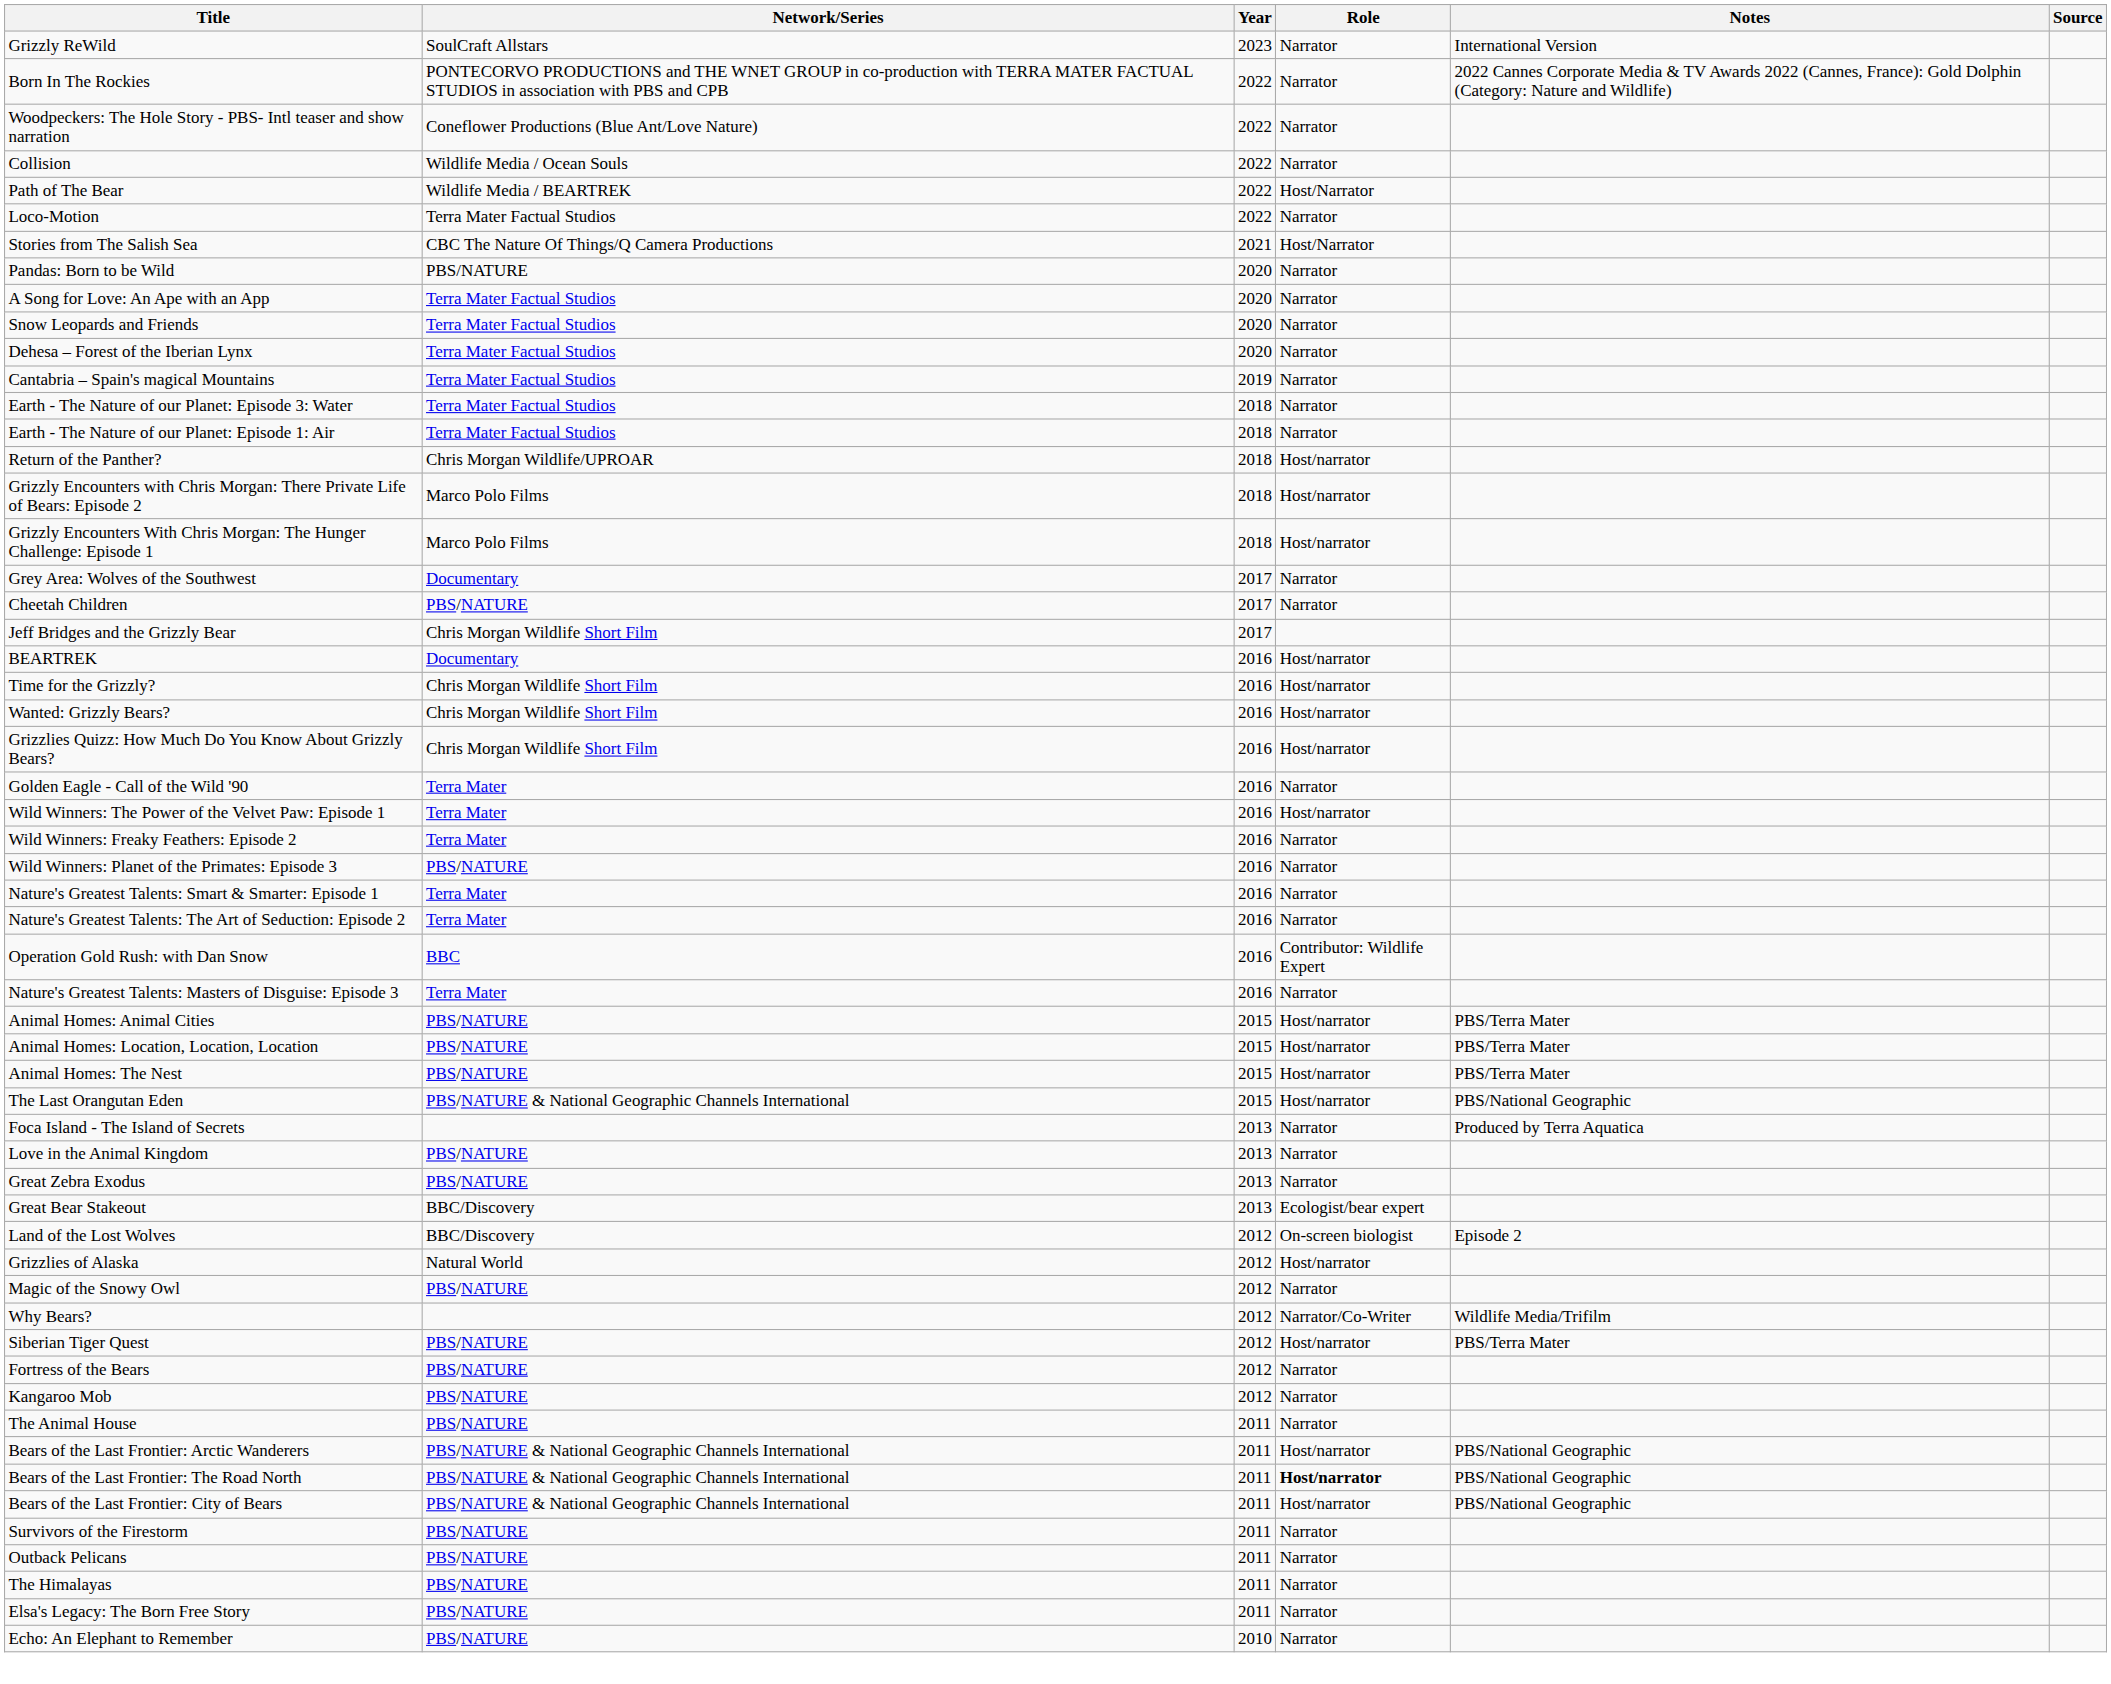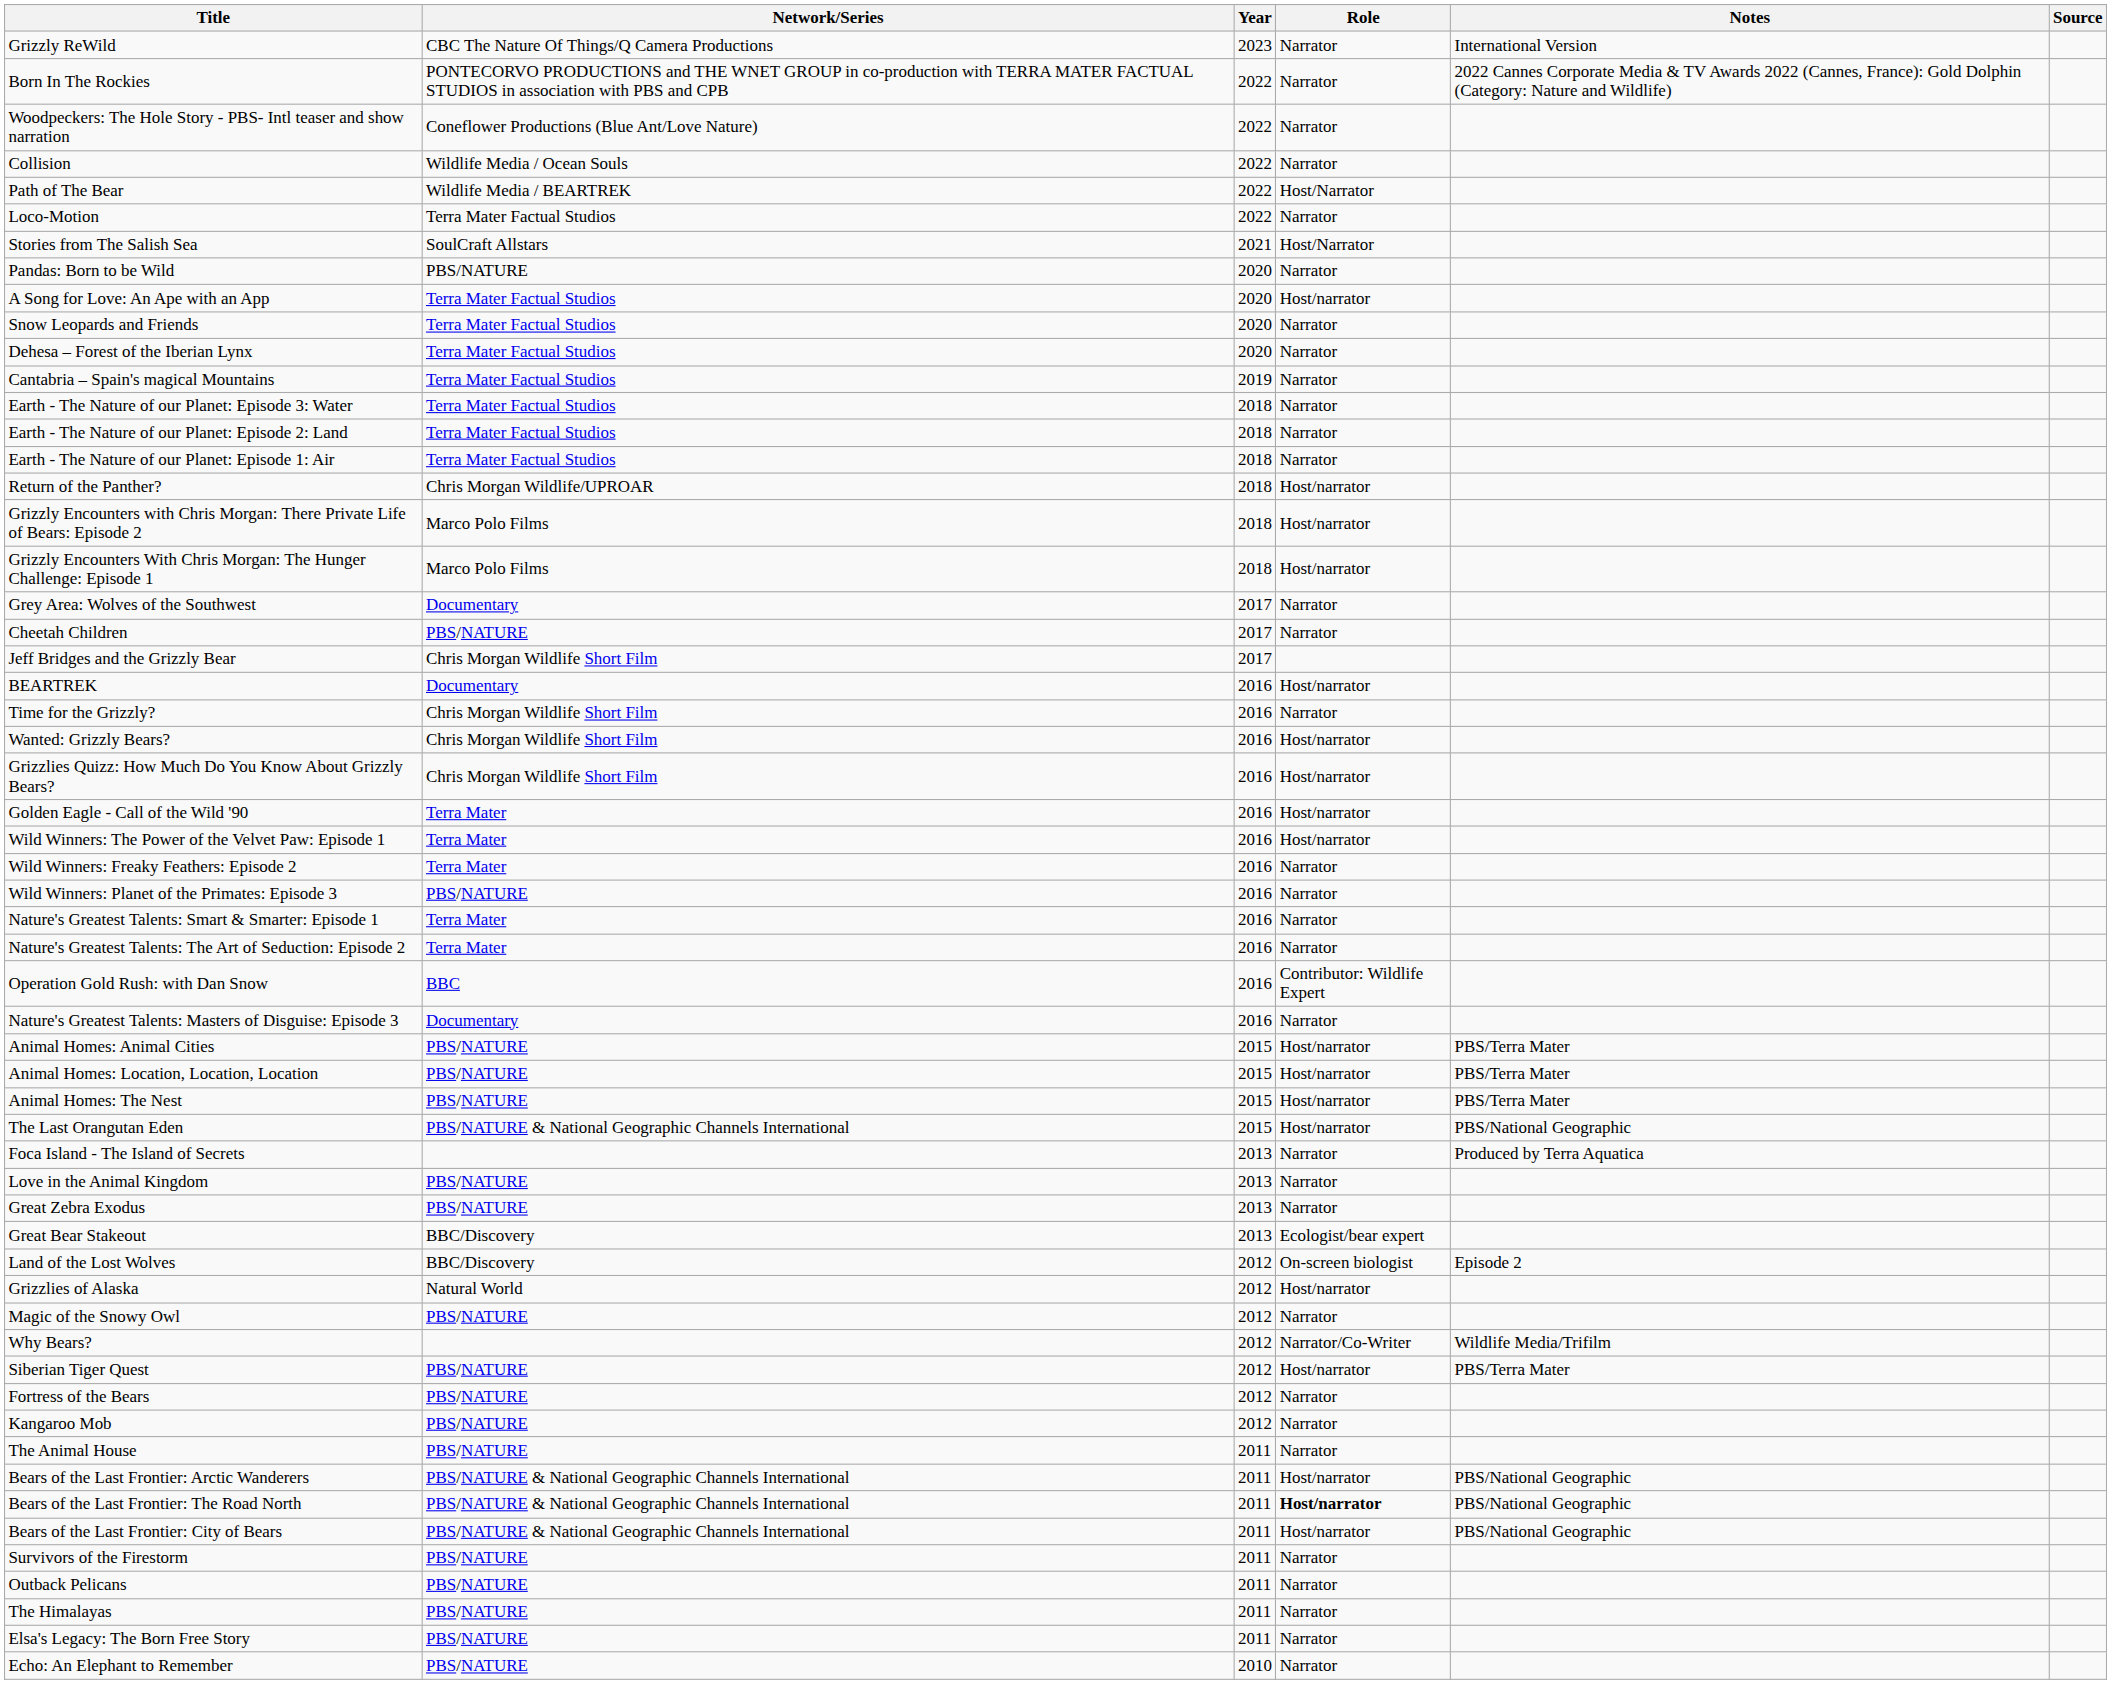(487, 44) SoulCraft Allstars -> (600, 44) CBC The Nature Of Things/Q Camera Productions
(600, 244) CBC The Nature Of Things/Q Camera Productions -> (487, 244) SoulCraft Allstars
(1308, 298) Narrator -> (1325, 298) Host/narrator
+ row: (178, 432)
(1325, 686) Host/narrator -> (1308, 712) Narrator
(1308, 785) Narrator -> (1325, 812) Host/narrator
(466, 993) Terra Mater -> (472, 1020) Documentary
